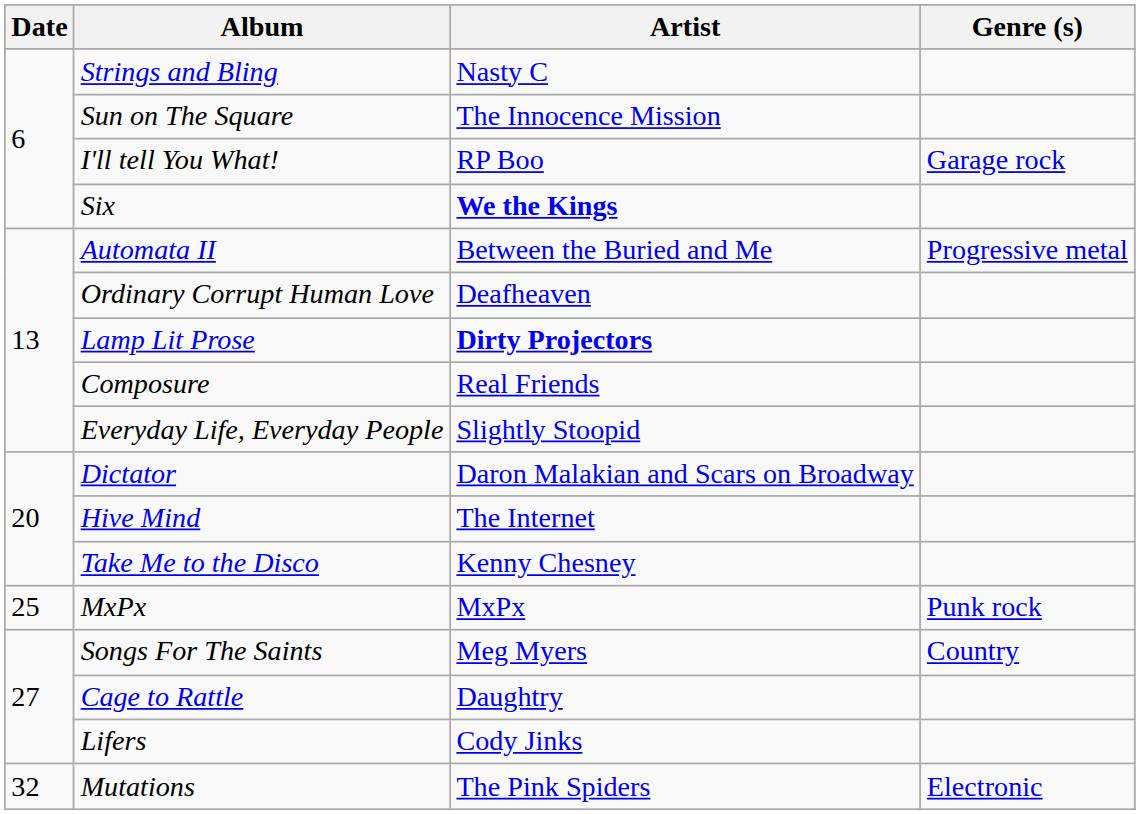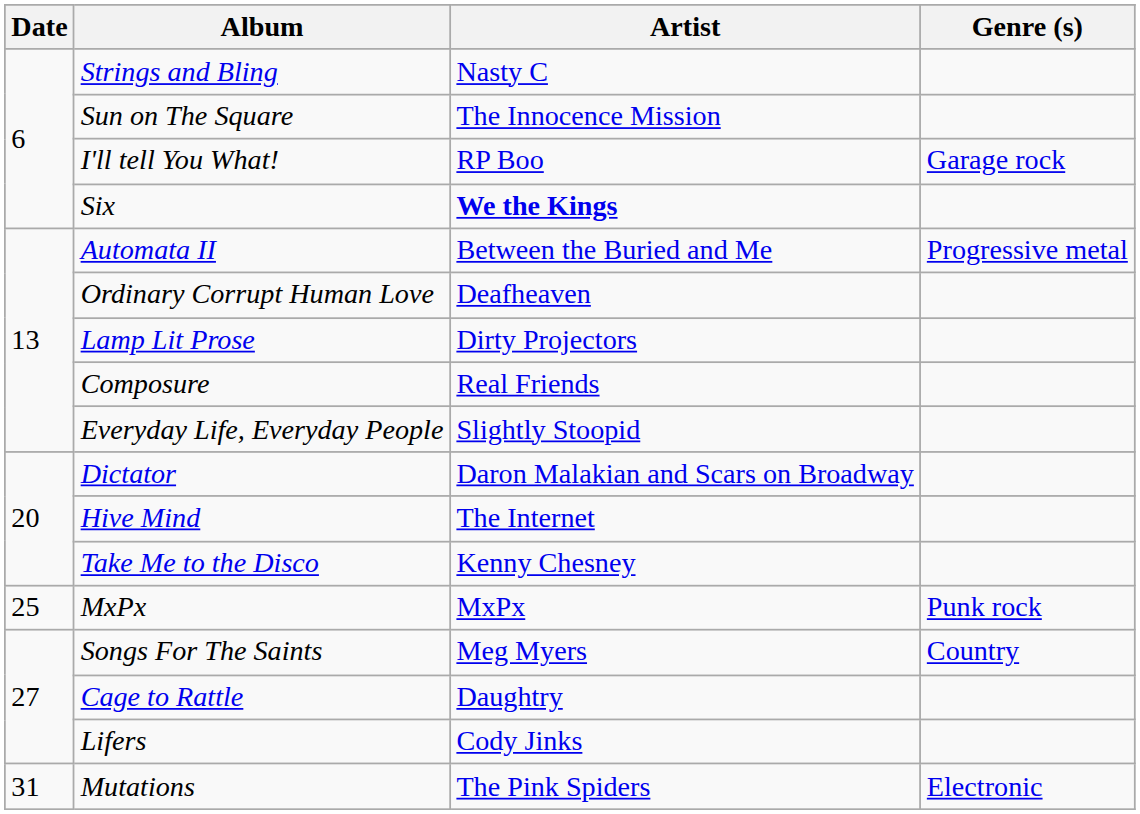(554, 339) bold -> (547, 339) normal
(25, 786) 32 -> (25, 786) 31
